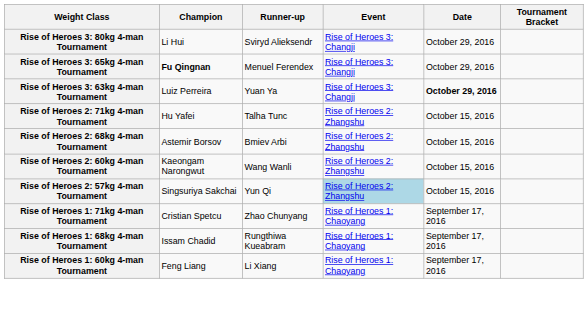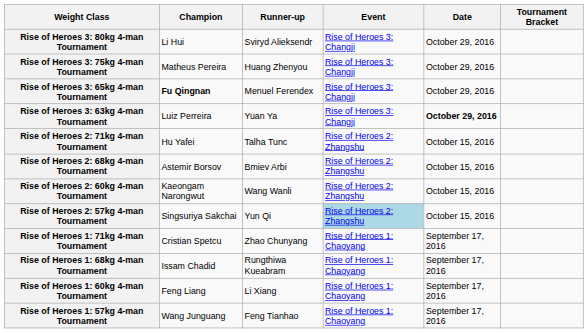+ row: (82, 66)
+ row: (82, 315)
